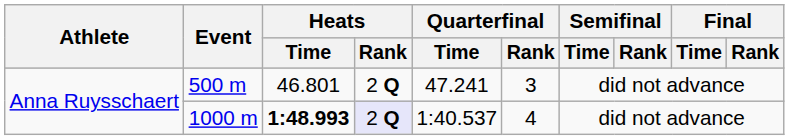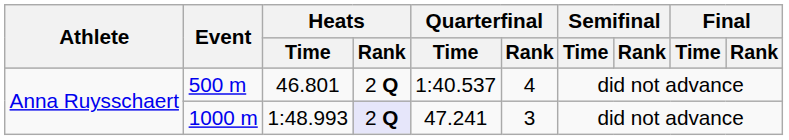(457, 85) 47.241 -> (456, 85) 1:40.537
(531, 85) 3 -> (530, 85) 4
(308, 118) bold -> (308, 118) normal
(457, 118) 1:40.537 -> (456, 118) 47.241
(531, 118) 4 -> (530, 118) 3
